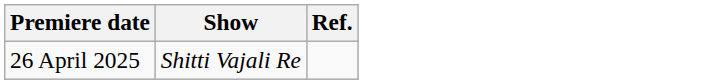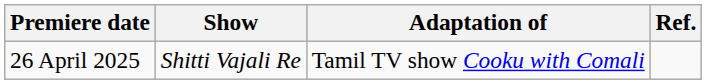+ column: (478, 23)
